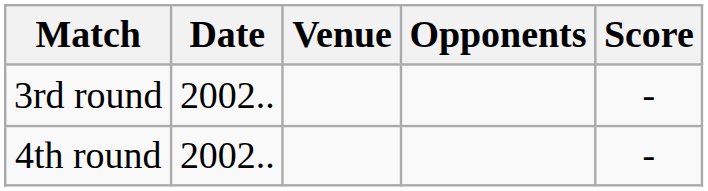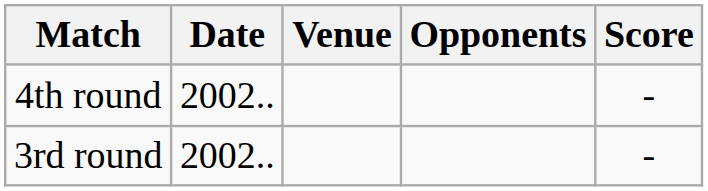rows swapped: (88, 94) <-> (88, 154)
